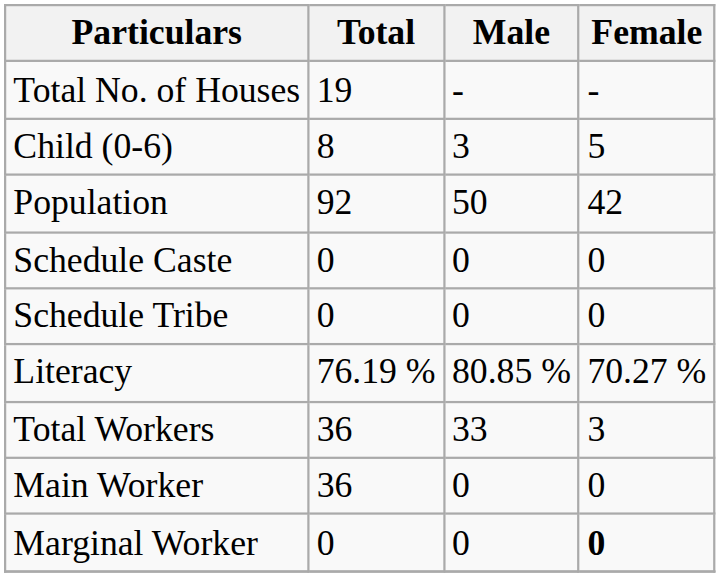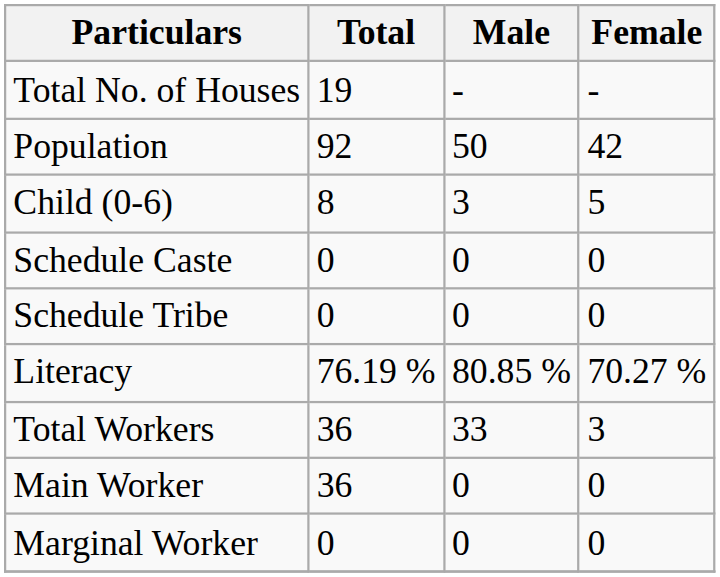rows swapped: (91, 202) <-> (93, 145)
(596, 542) bold -> (596, 542) normal
